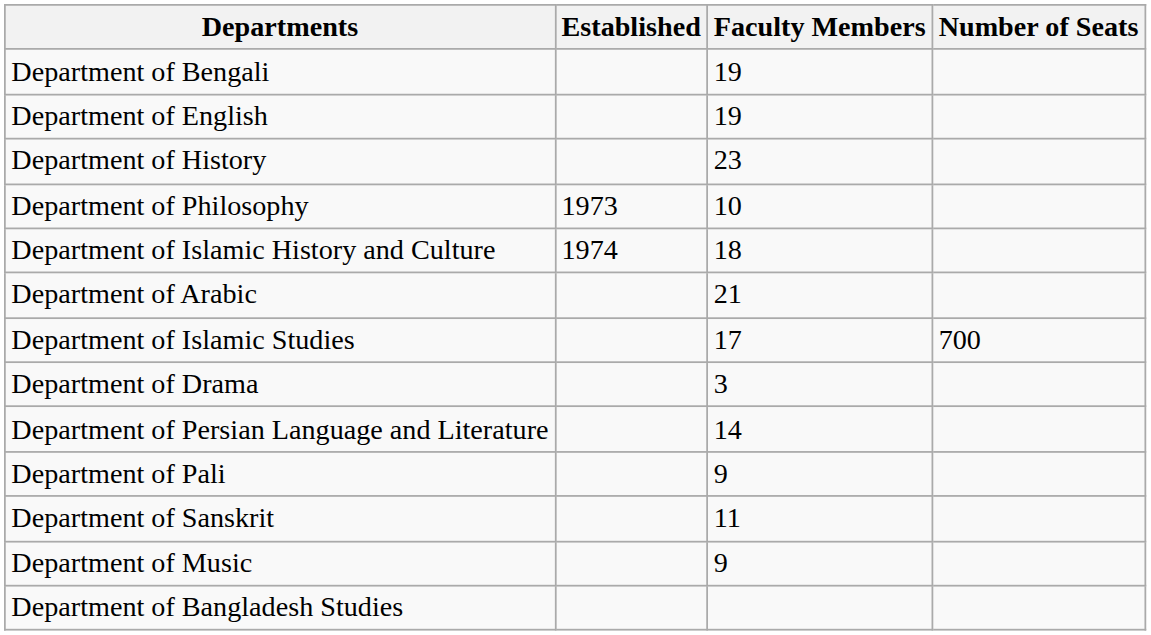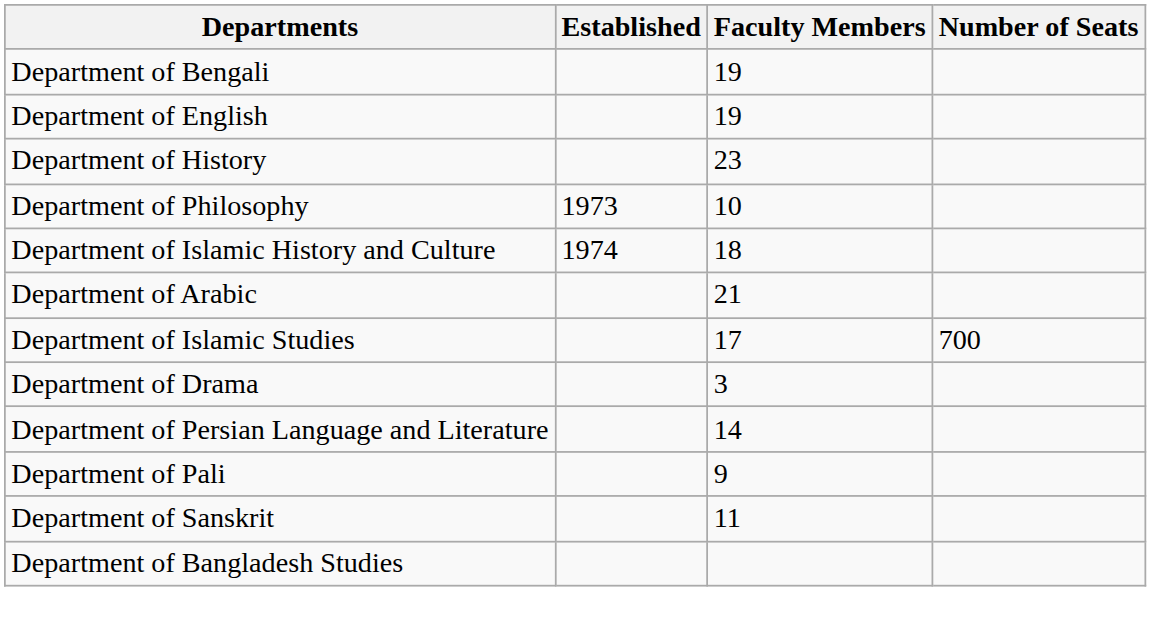- row: (132, 562)
